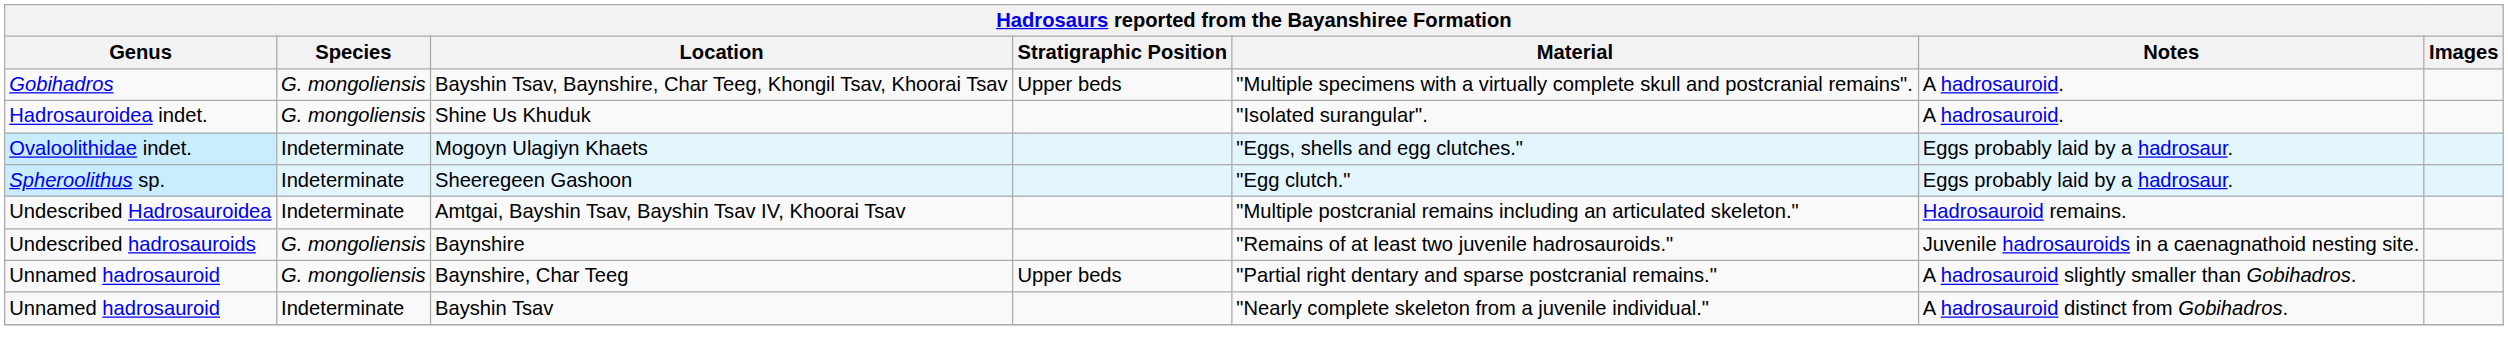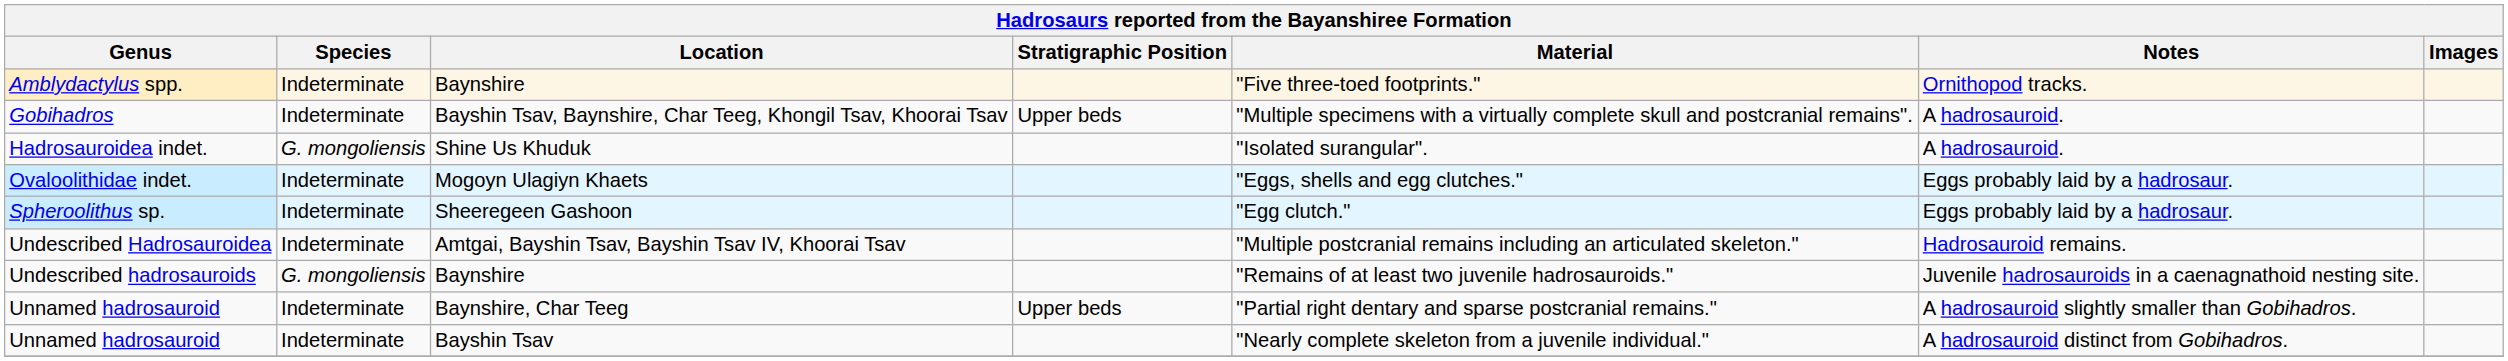+ row: (96, 84)
(353, 84) G. mongoliensis -> (343, 116) Indeterminate
(353, 276) G. mongoliensis -> (343, 308) Indeterminate
